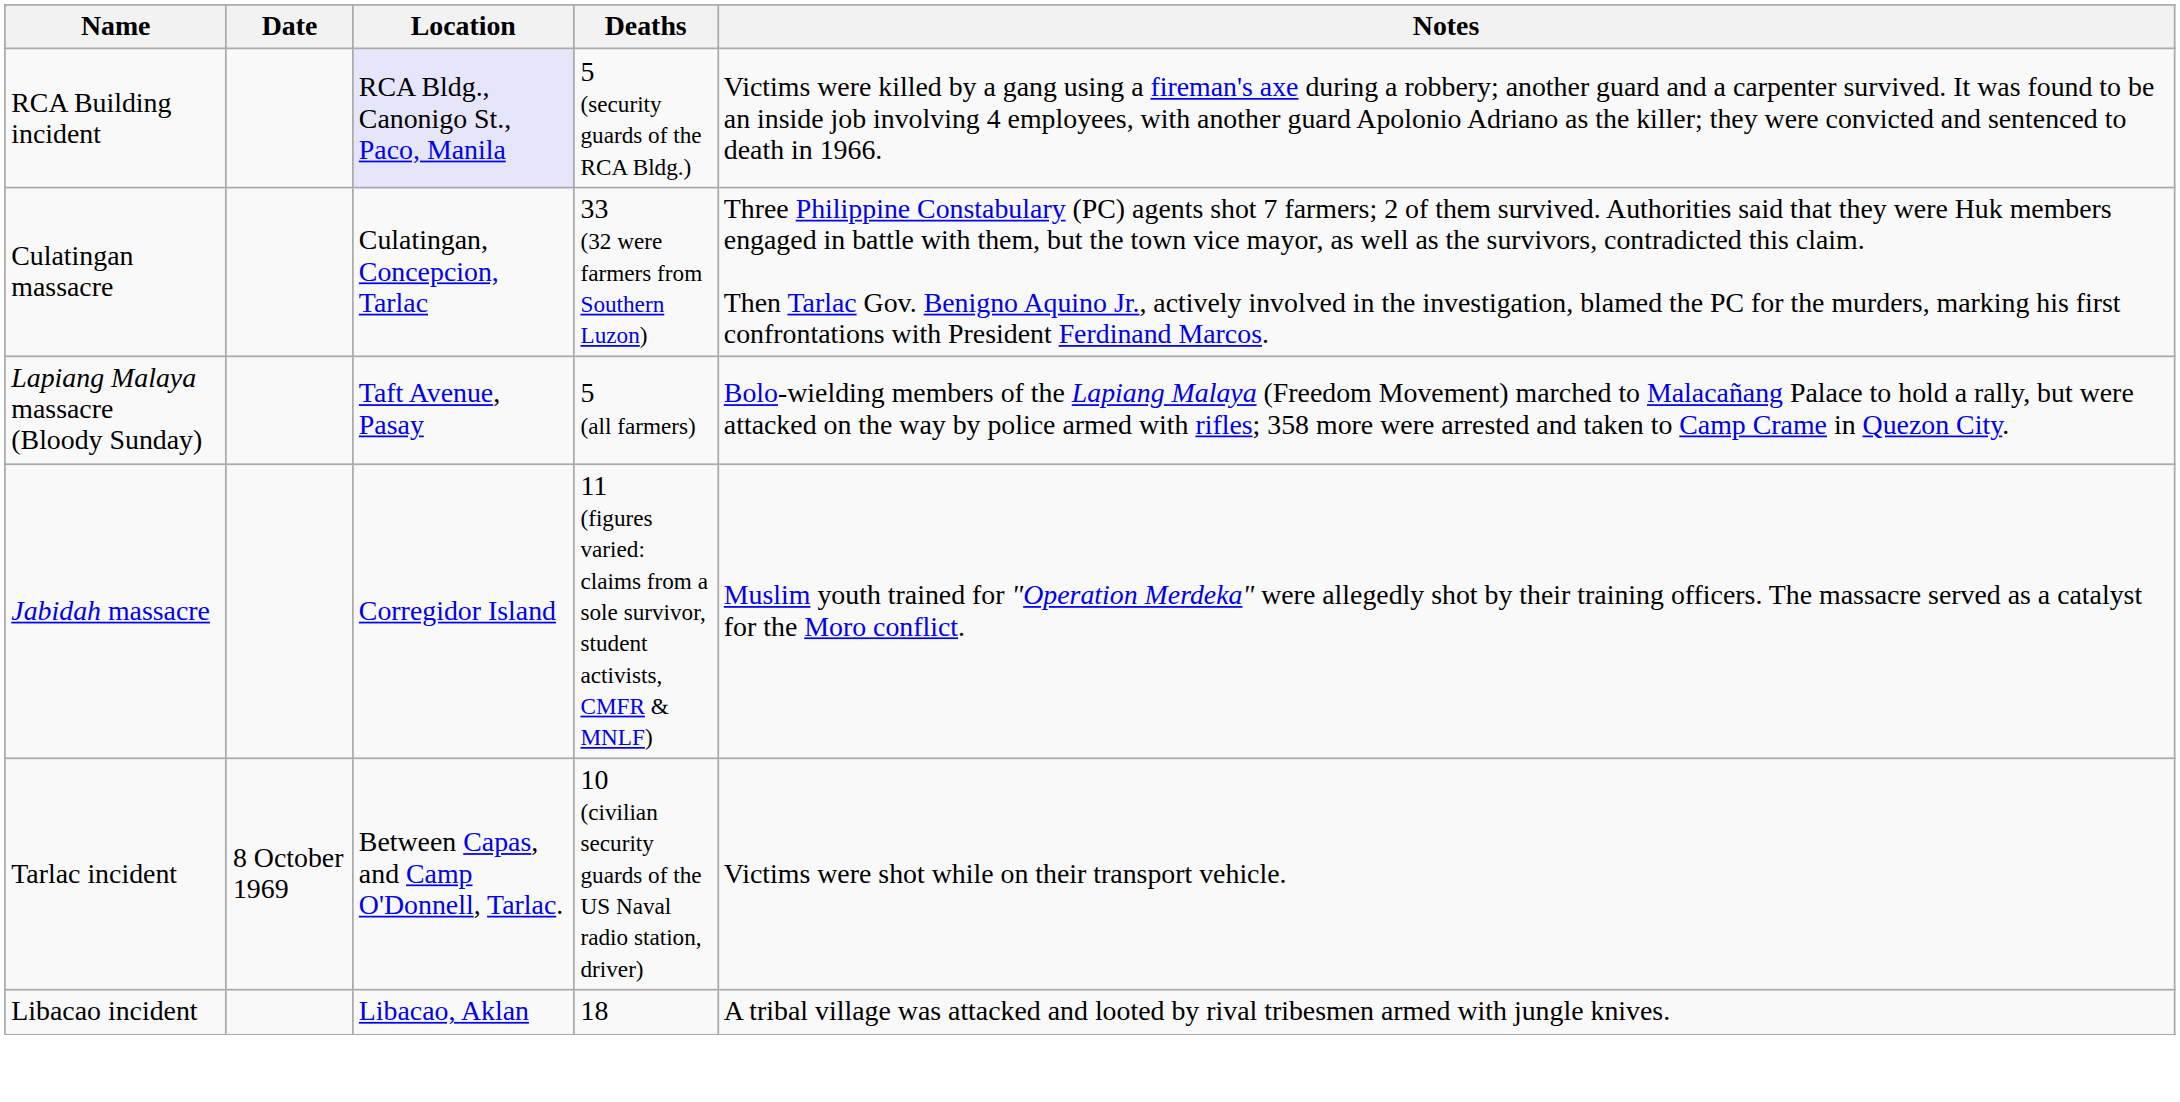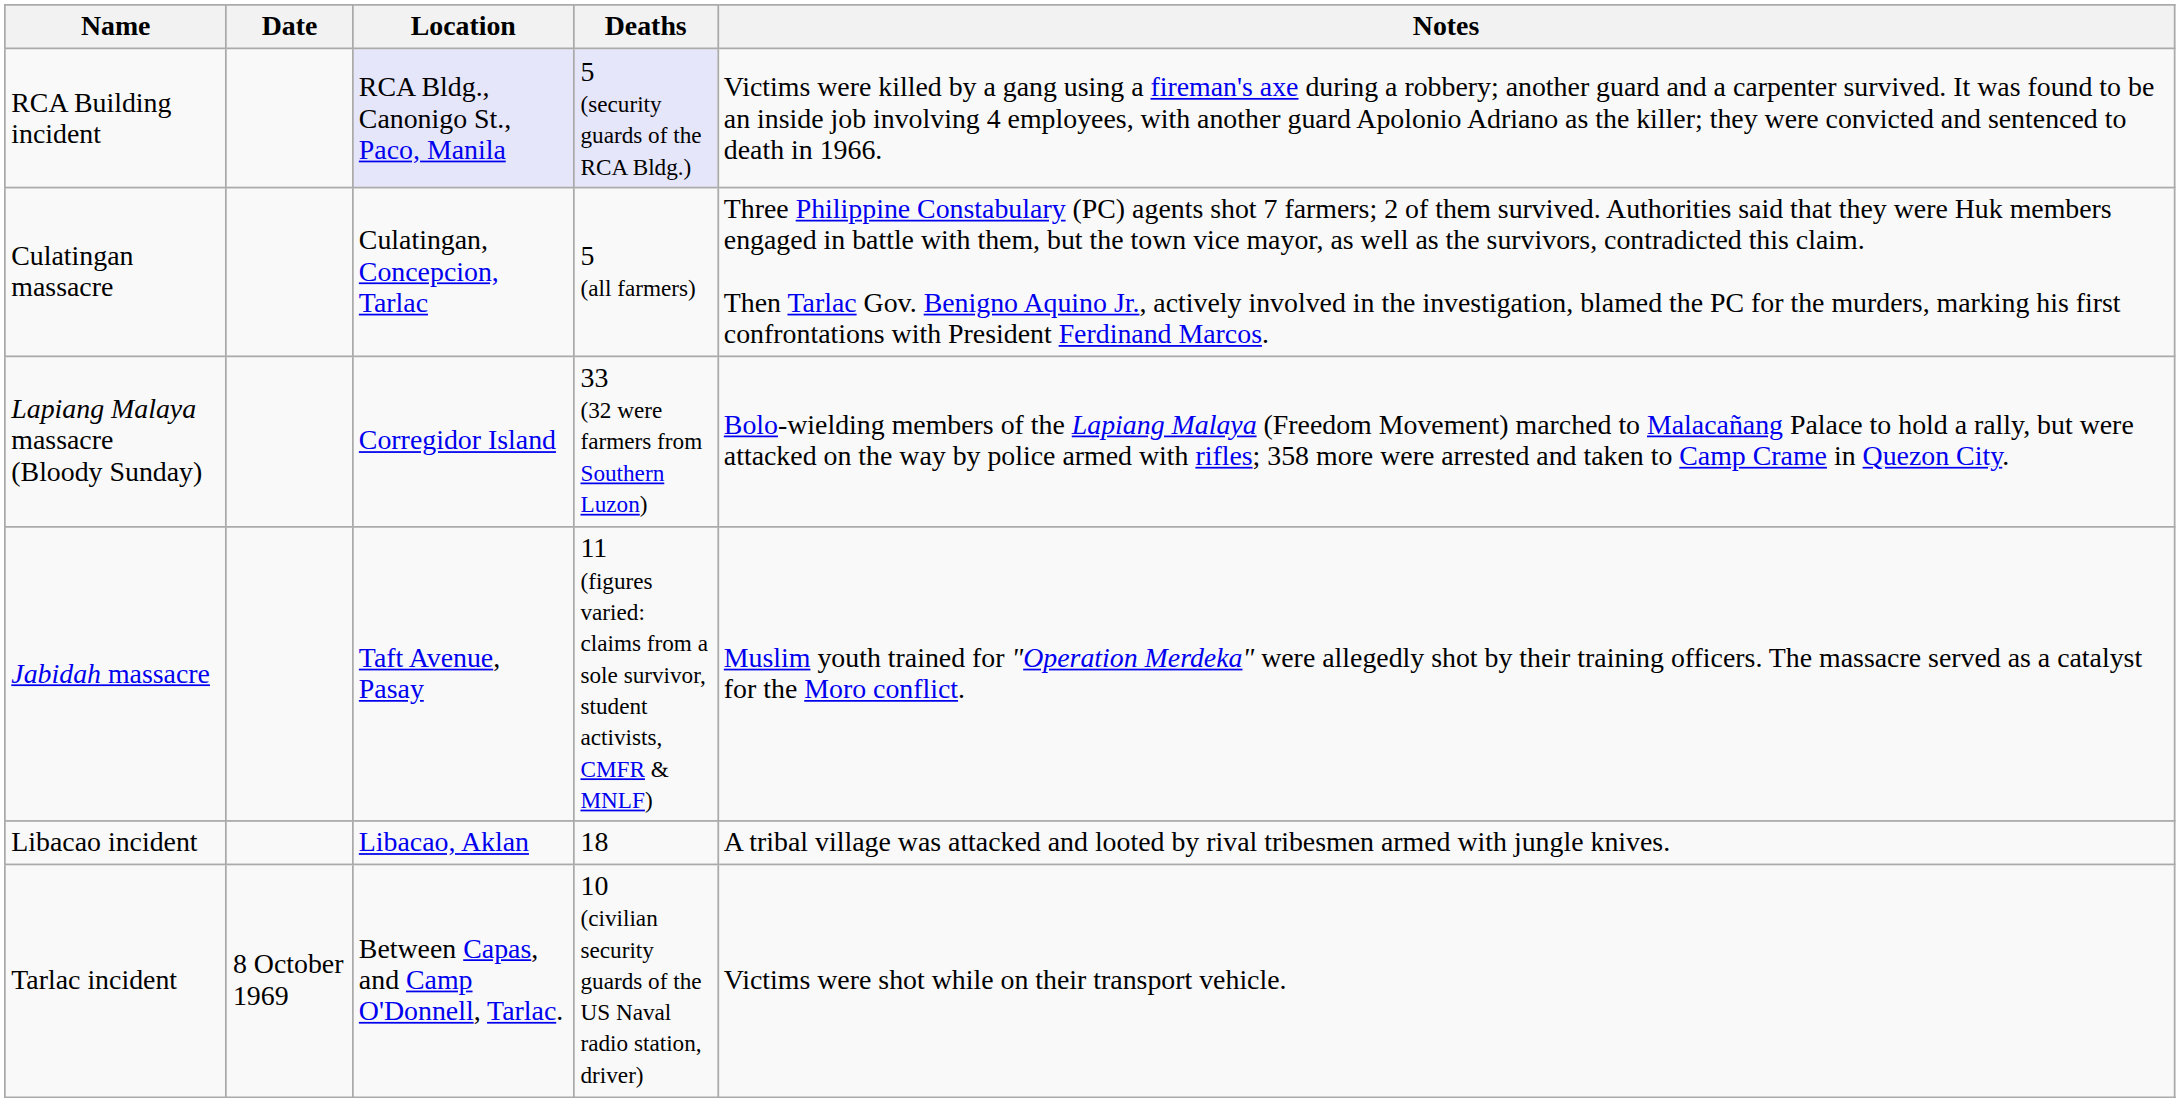(641, 117) no background -> (641, 117) lavender background
(641, 271) 33 (32 were farmers from Southern Luzon) -> (638, 271) 5 (all farmers)
(430, 409) Taft Avenue, Pasay -> (457, 440) Corregidor Island
(638, 409) 5 (all farmers) -> (641, 440) 33 (32 were farmers from Southern Luzon)
(457, 610) Corregidor Island -> (430, 672) Taft Avenue, Pasay
rows swapped: (104, 1011) <-> (94, 873)
